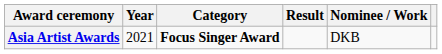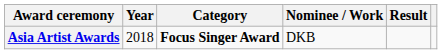columns swapped: (379, 15) <-> (305, 15)
(140, 37) 2021 -> (140, 37) 2018
